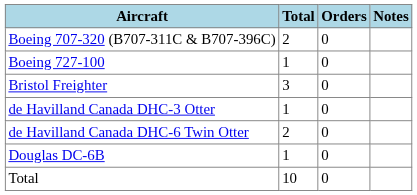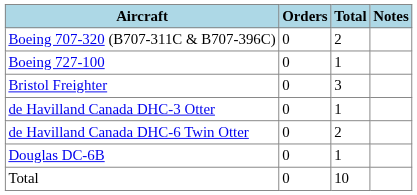columns swapped: (298, 16) <-> (344, 16)
